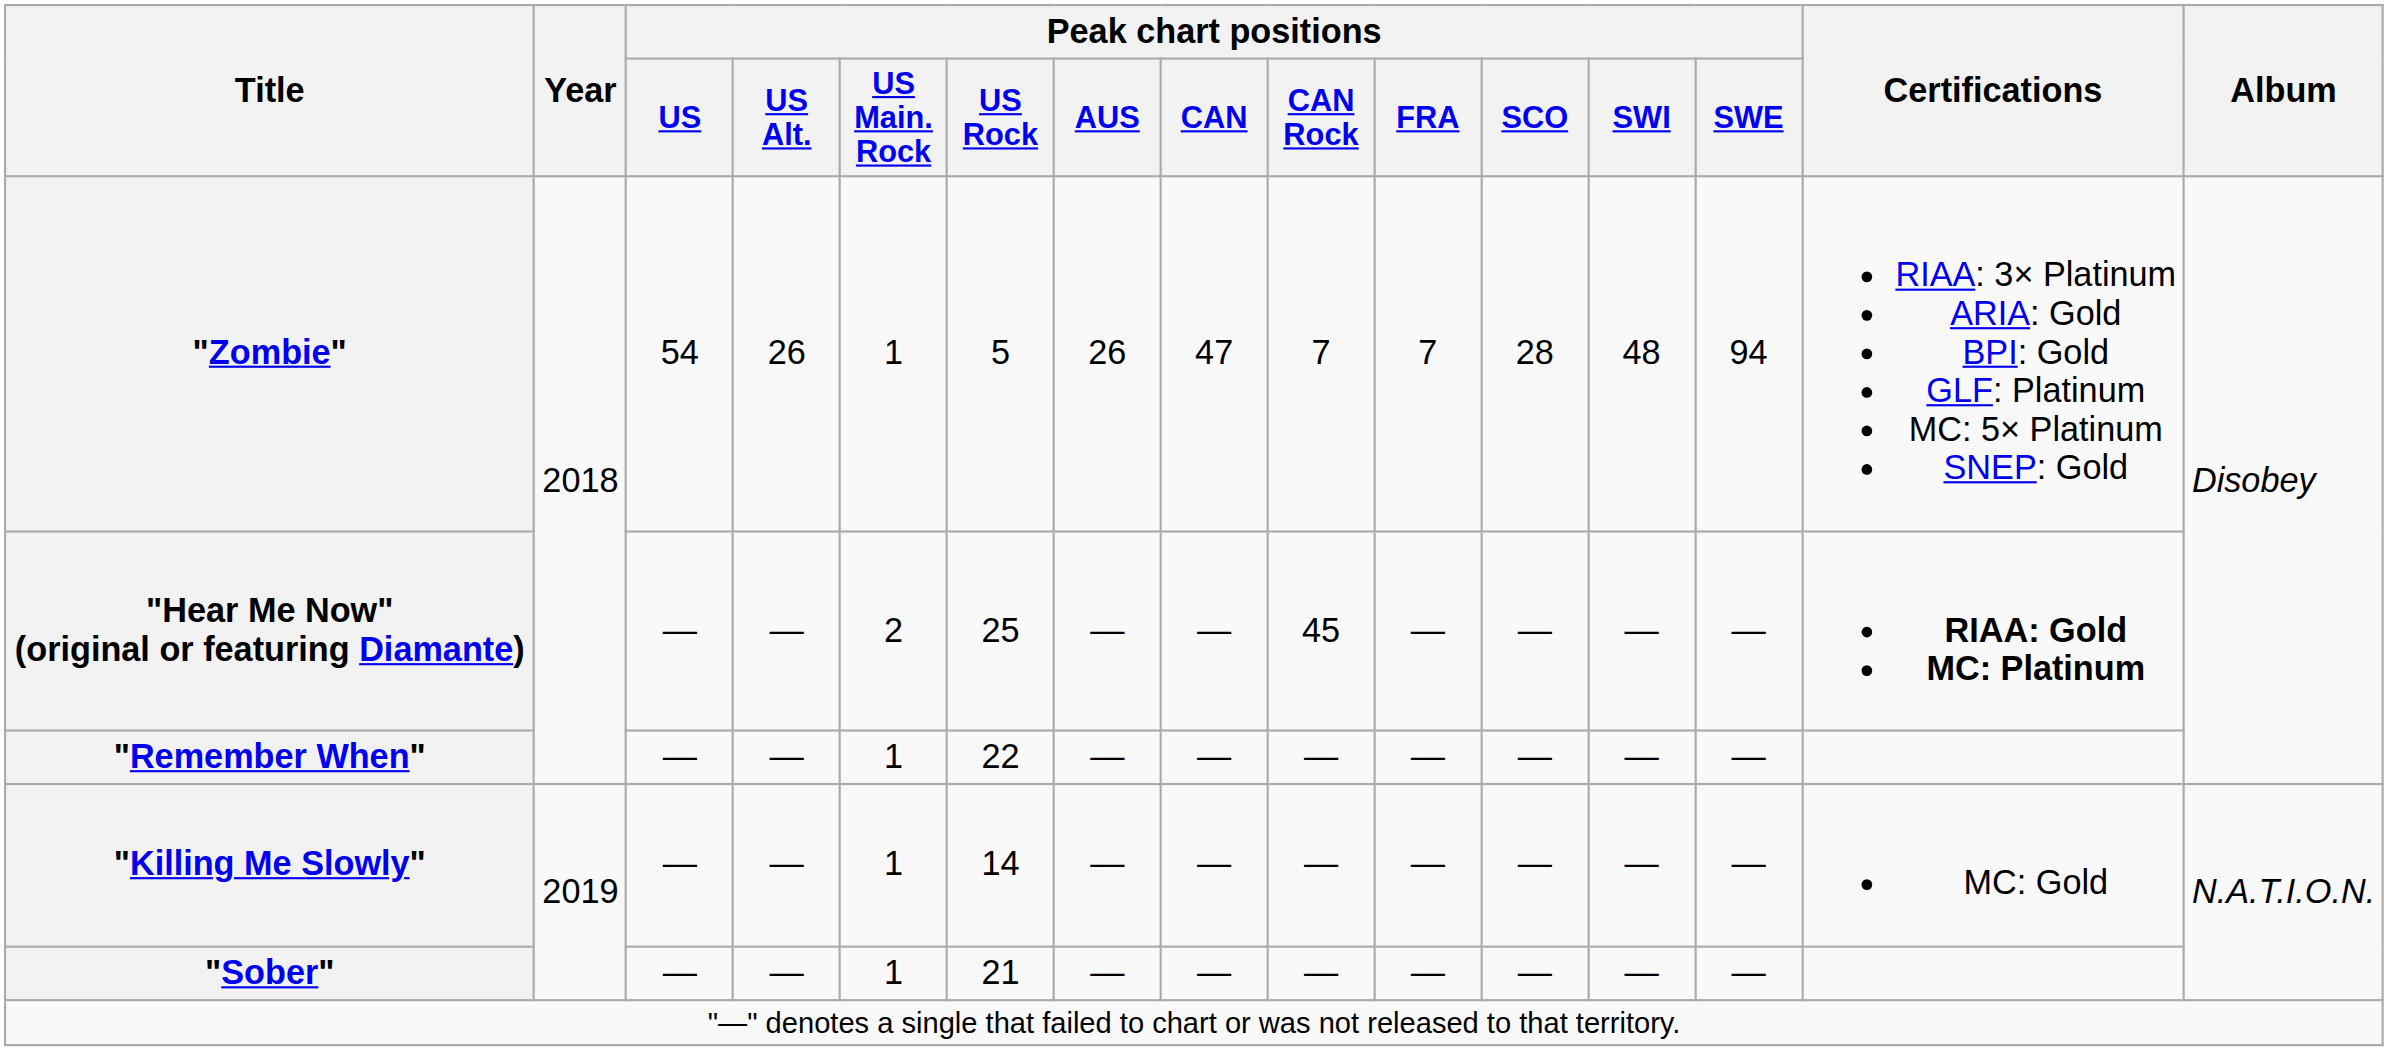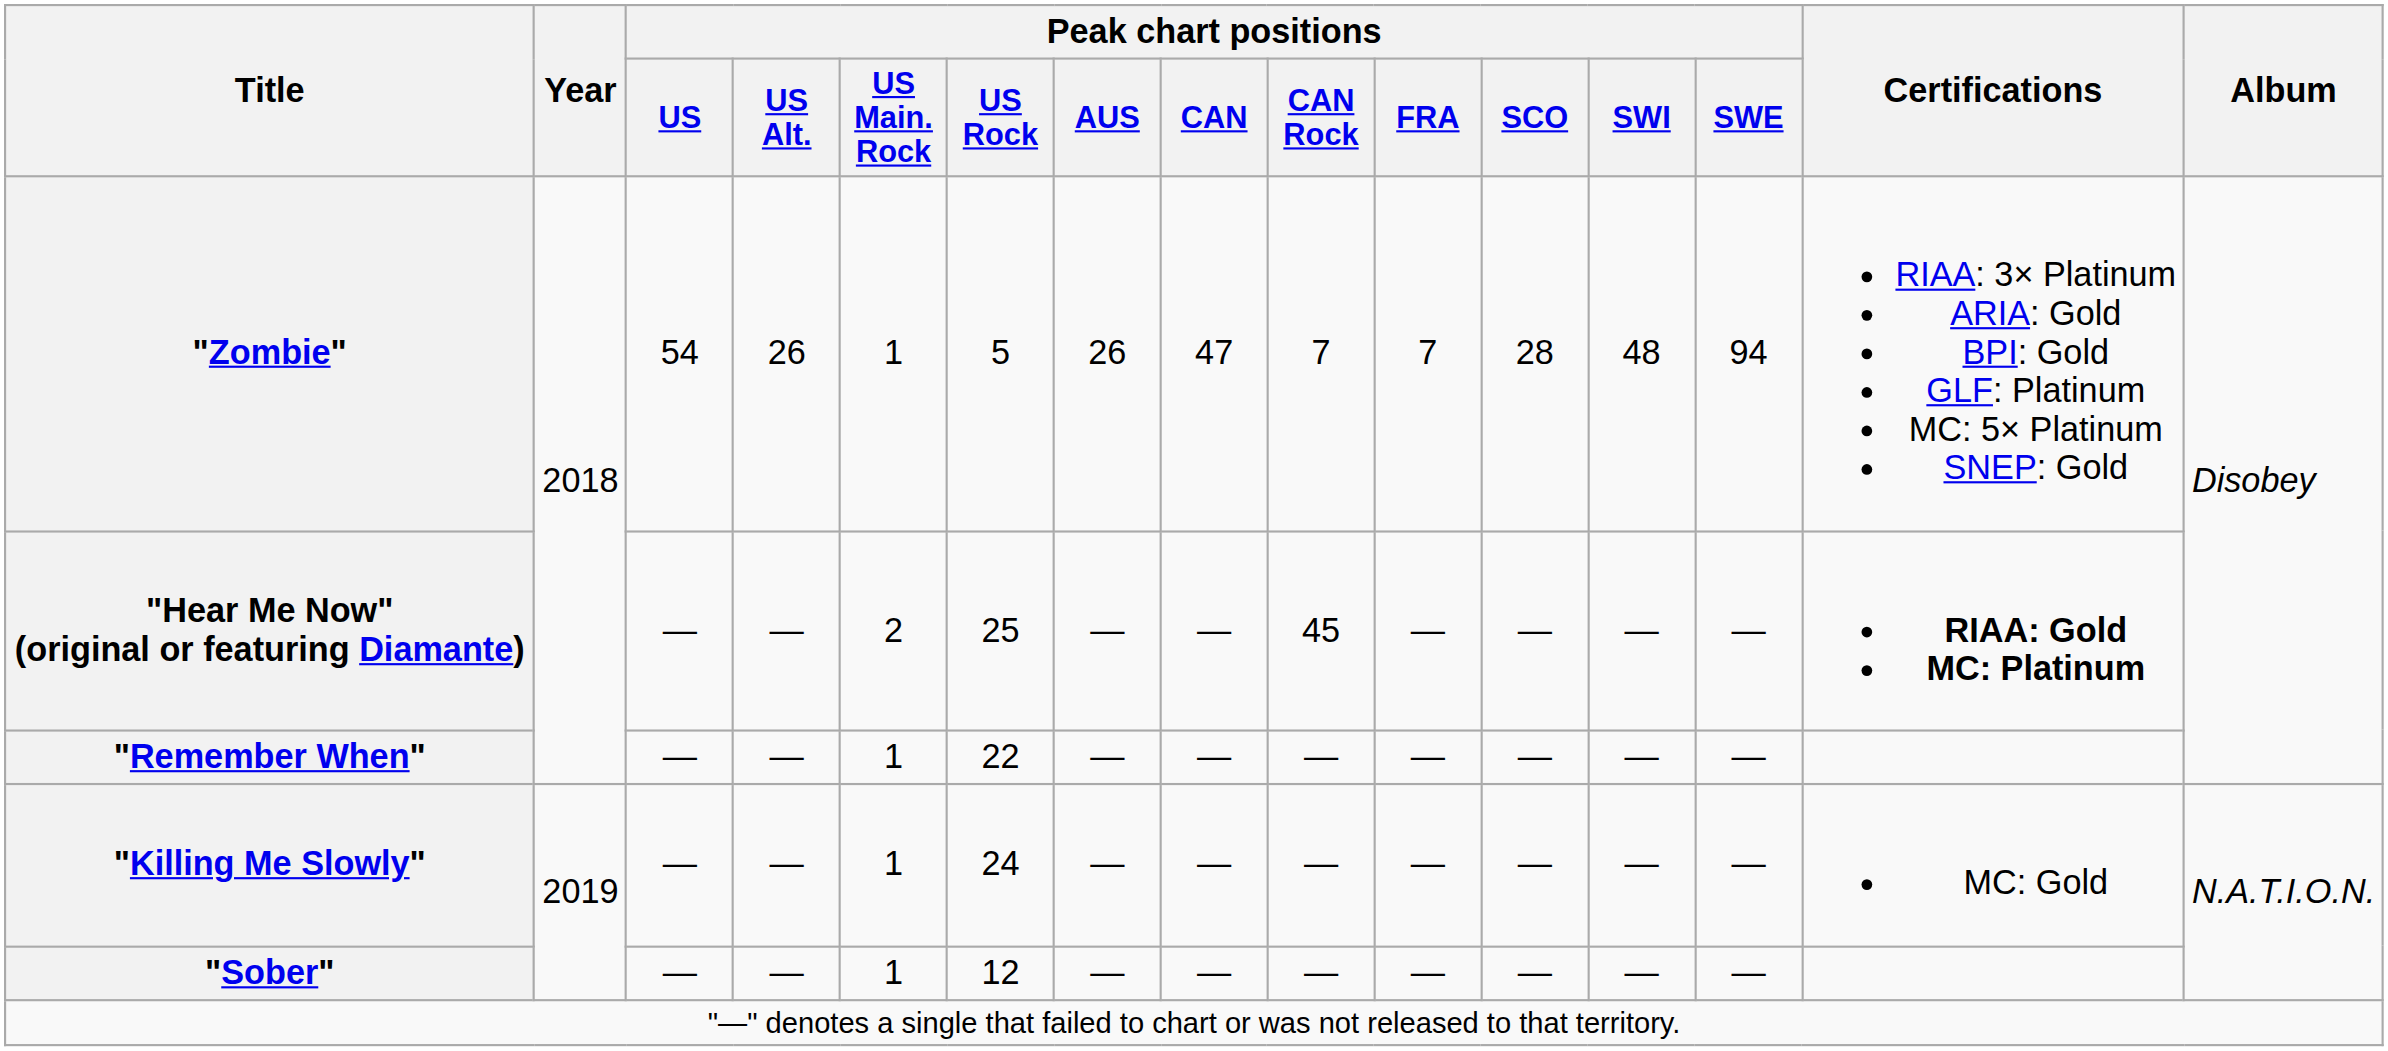(1000, 864) 14 -> (1000, 864) 24
(1000, 972) 21 -> (1000, 972) 12
